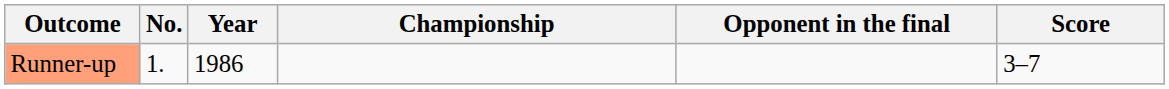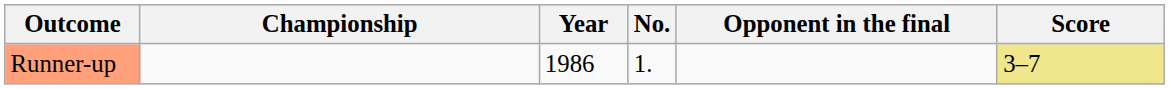columns swapped: (164, 24) <-> (477, 24)
(1022, 63) no background -> (1022, 63) khaki background
